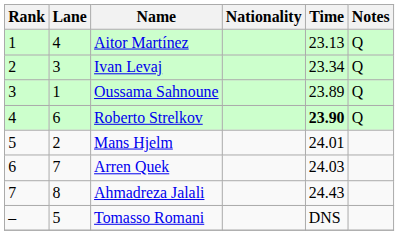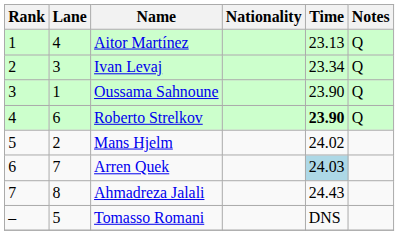(327, 92) 23.89 -> (327, 92) 23.90
(327, 142) 24.01 -> (327, 142) 24.02
(327, 167) no background -> (327, 167) lightblue background
